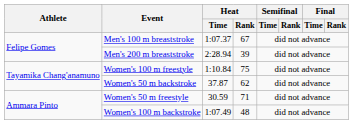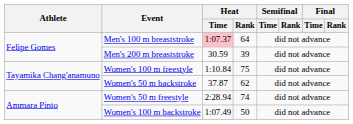(218, 40) no background -> (218, 40) pink background
(245, 40) 67 -> (245, 40) 64
(218, 54) 2:28.94 -> (218, 54) 30.59
(218, 98) 30.59 -> (218, 98) 2:28.94
(245, 98) 71 -> (245, 98) 74
(245, 112) 48 -> (245, 112) 50
